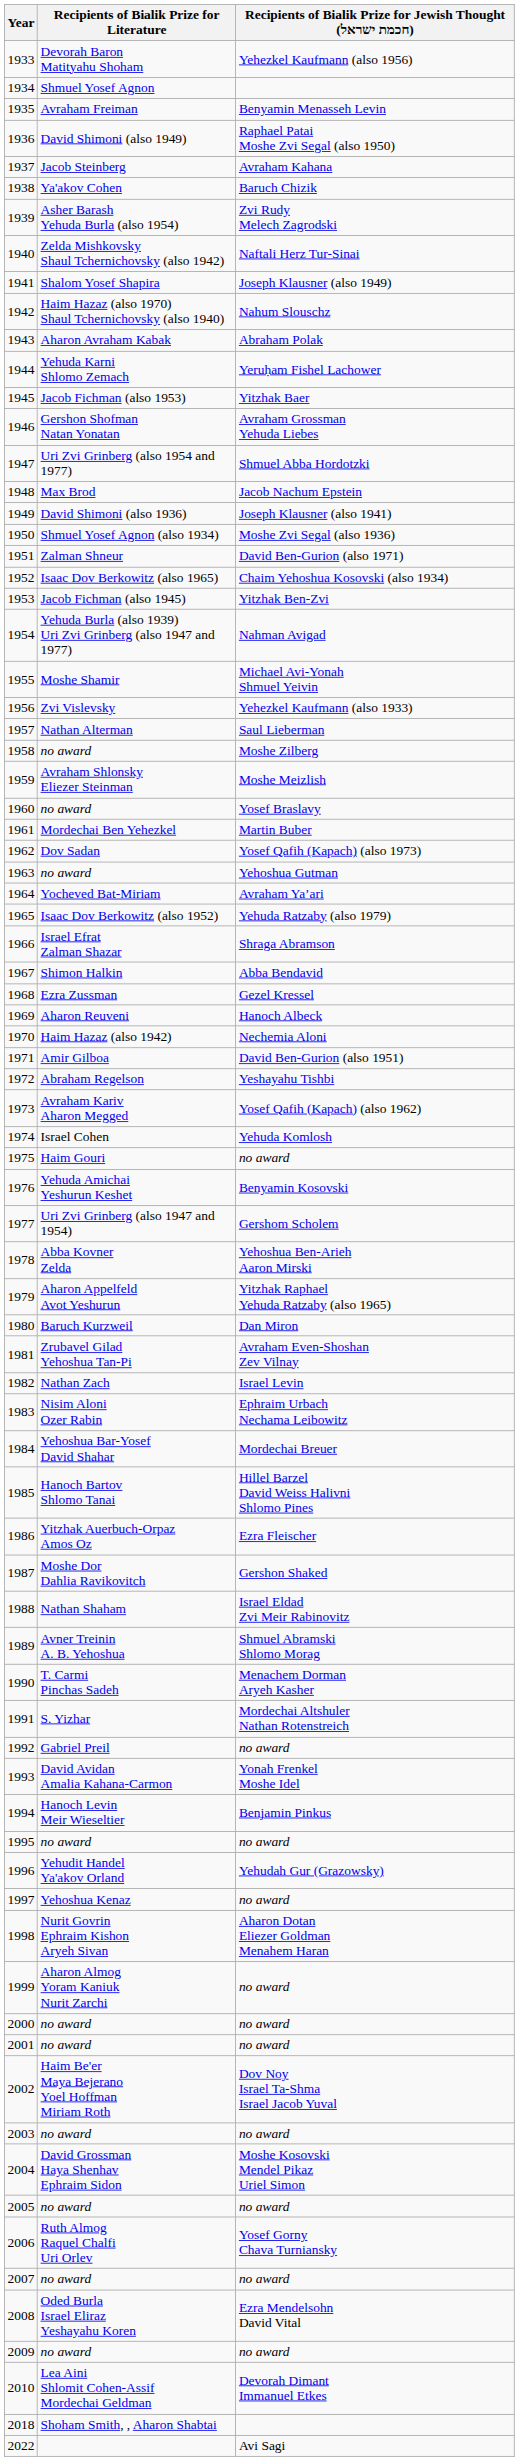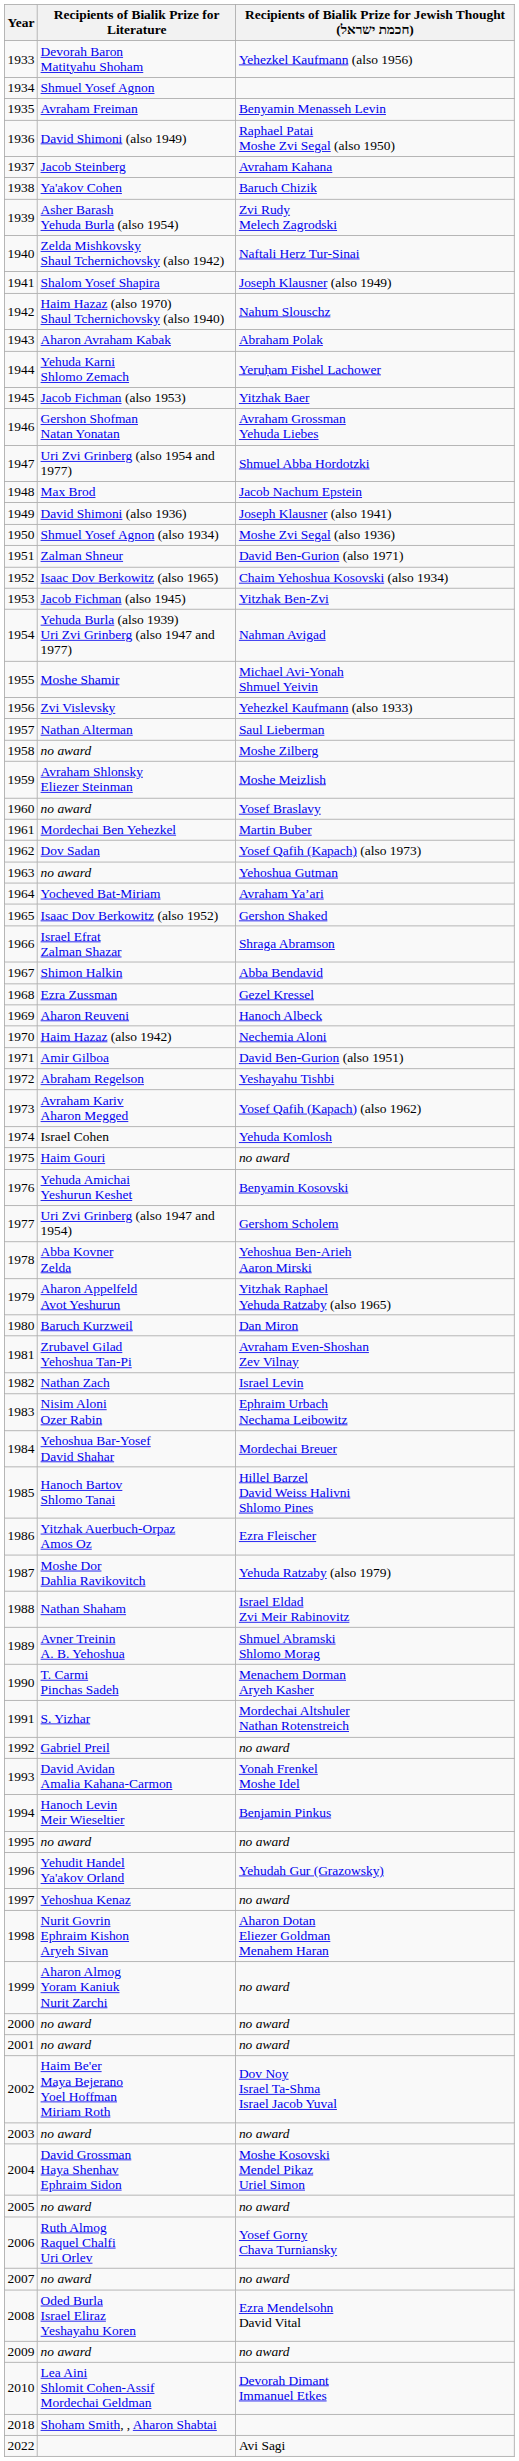(315, 915) Yehuda Ratzaby (also 1979) -> (283, 915) Gershon Shaked
(283, 1573) Gershon Shaked -> (315, 1573) Yehuda Ratzaby (also 1979)
